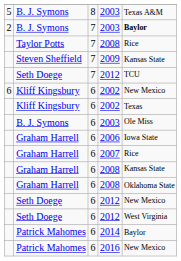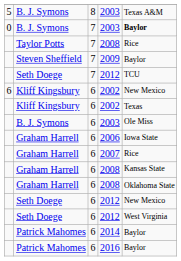(9, 28) 2 -> (9, 28) 0
(144, 59) Kansas State -> (135, 59) Baylor
(145, 248) New Mexico -> (135, 248) Baylor
